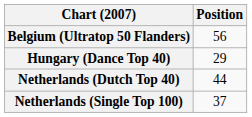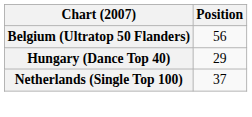- row: (99, 79)
